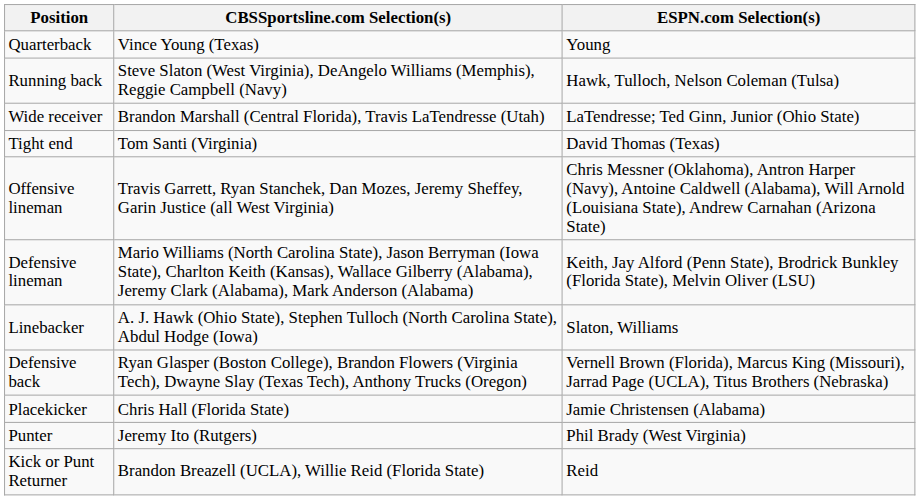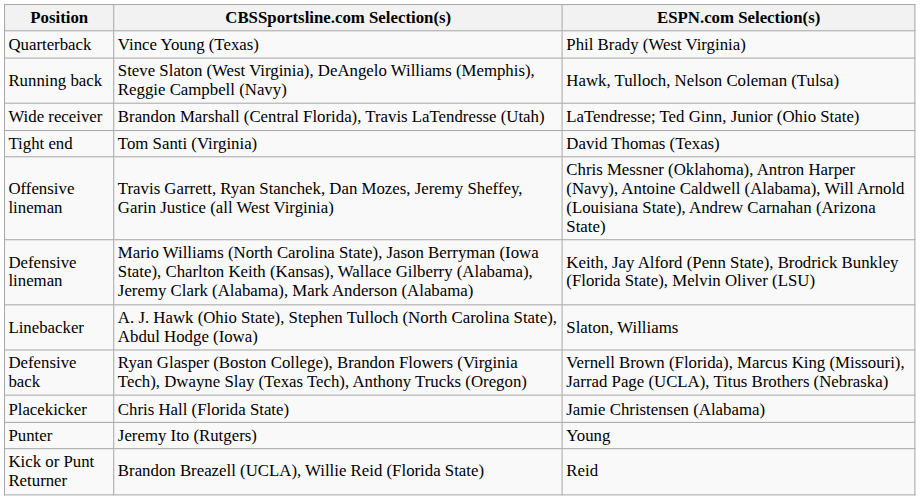(588, 44) Young -> (656, 44) Phil Brady (West Virginia)
(656, 435) Phil Brady (West Virginia) -> (588, 435) Young
